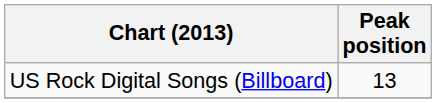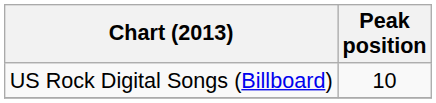(385, 80) 13 -> (385, 80) 10
